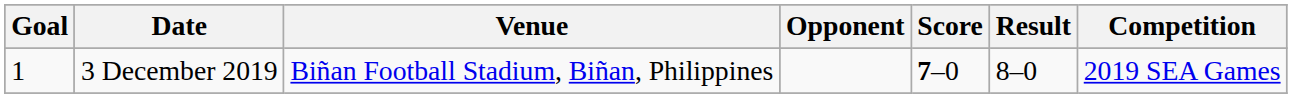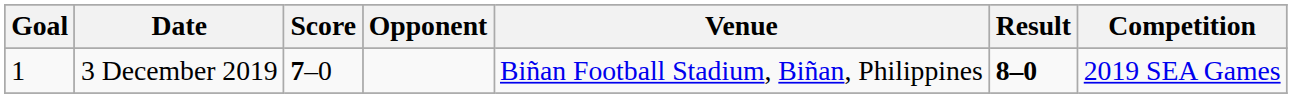columns swapped: (532, 26) <-> (950, 26)
(1016, 70) normal -> (1016, 70) bold
